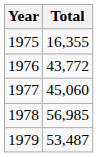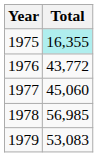(68, 41) no background -> (68, 41) paleturquoise background
(68, 139) 53,487 -> (68, 139) 53,083
